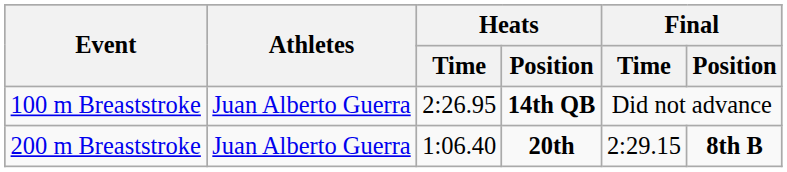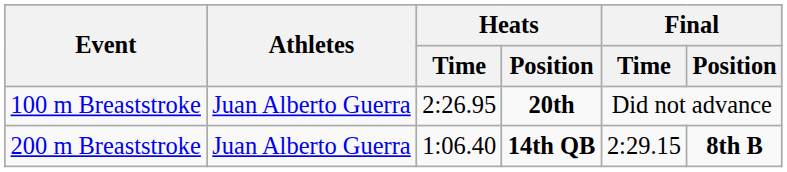(552, 105) 14th QB -> (552, 105) 20th
(552, 146) 20th -> (552, 146) 14th QB
